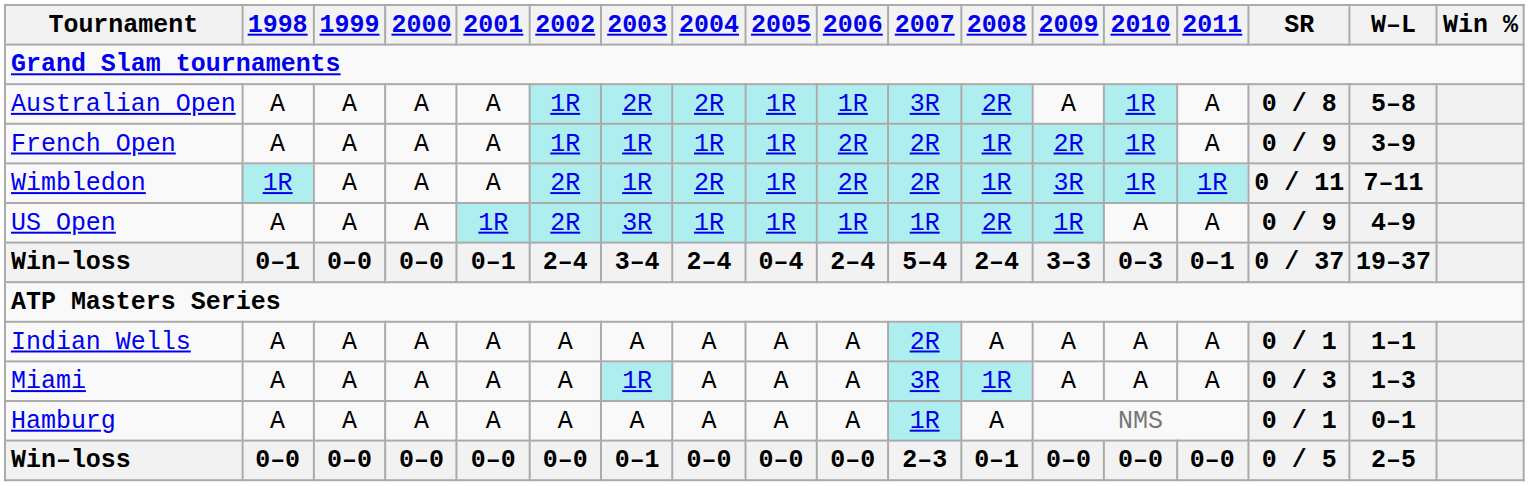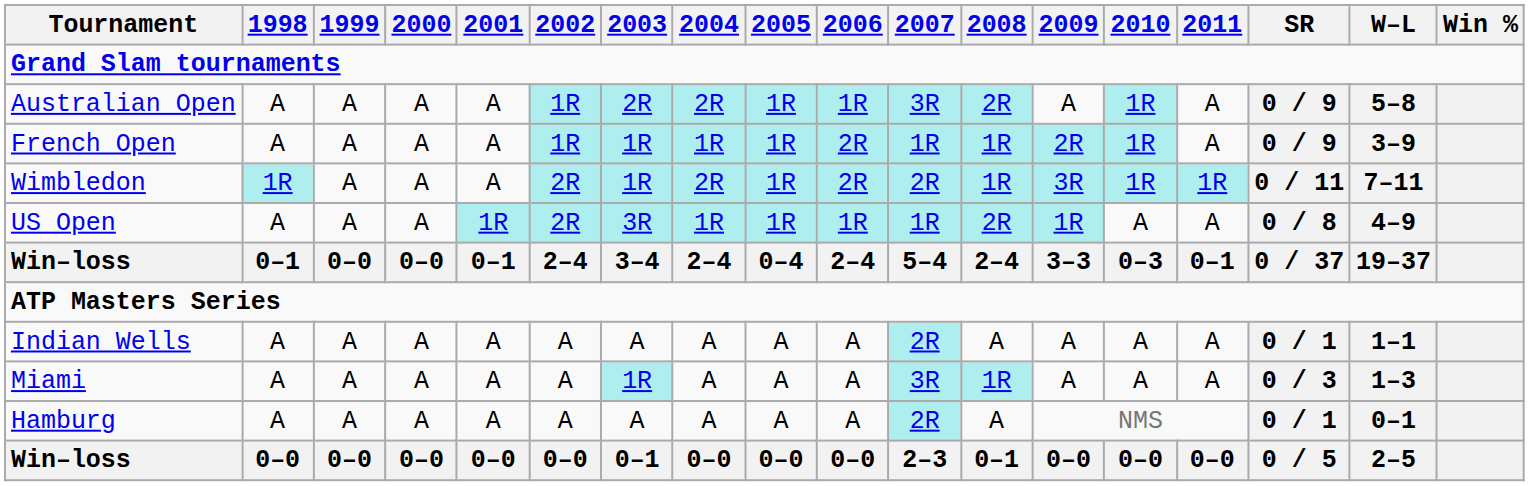(1299, 104) 0 / 8 -> (1299, 104) 0 / 9
(925, 143) 2R -> (925, 143) 1R
(1299, 223) 0 / 9 -> (1299, 223) 0 / 8
(925, 421) 1R -> (925, 421) 2R
